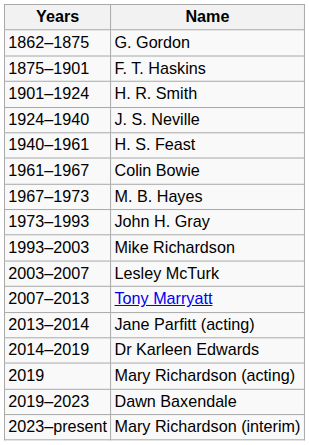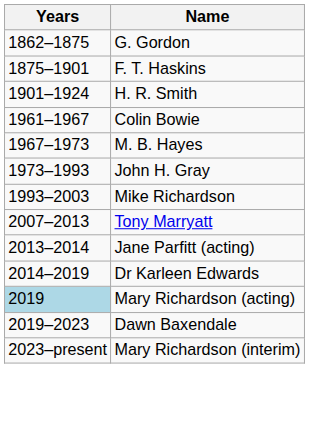- row: (157, 119)
- row: (155, 145)
- row: (167, 273)
(26, 376) no background -> (26, 299) lightblue background
